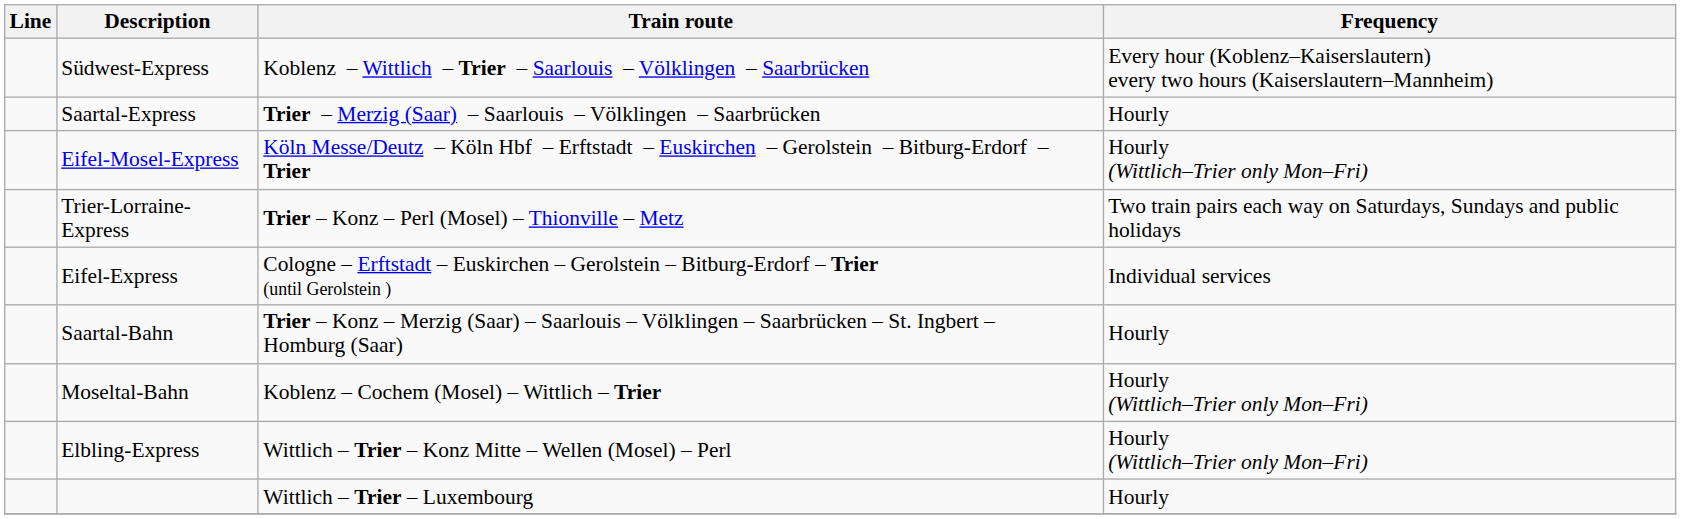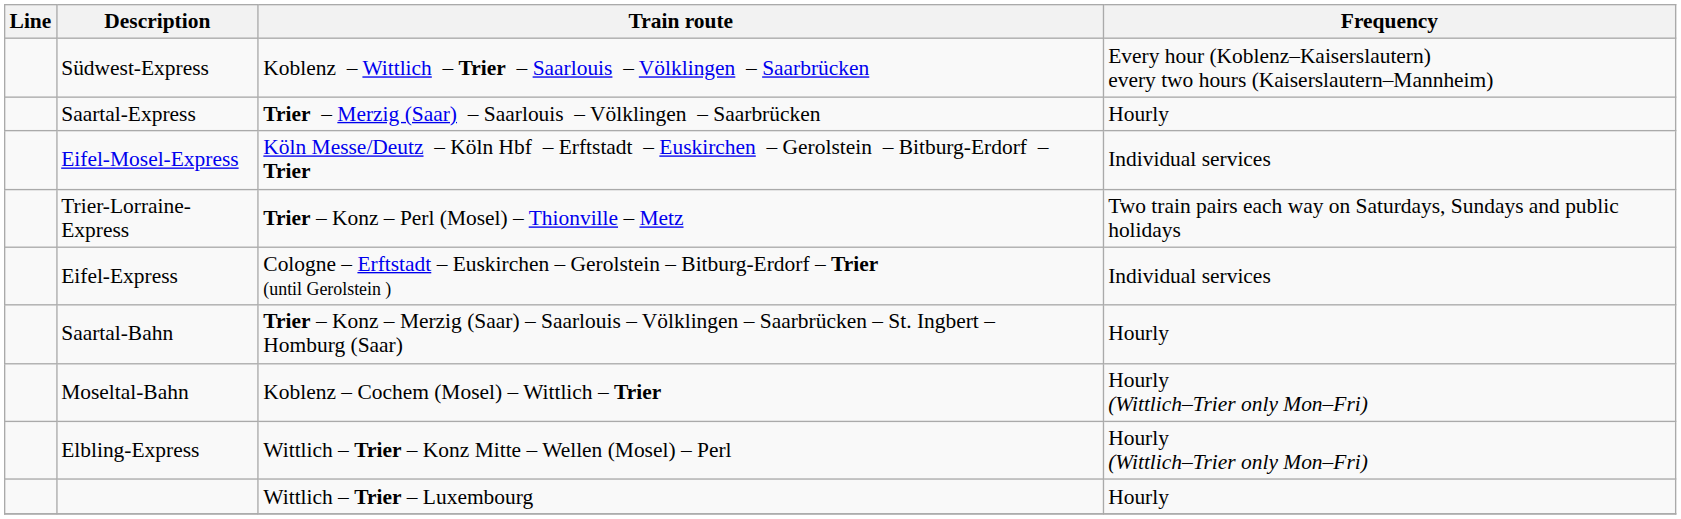(1238, 159) Hourly (Wittlich–Trier only Mon–Fri) -> (1189, 159) Individual services
